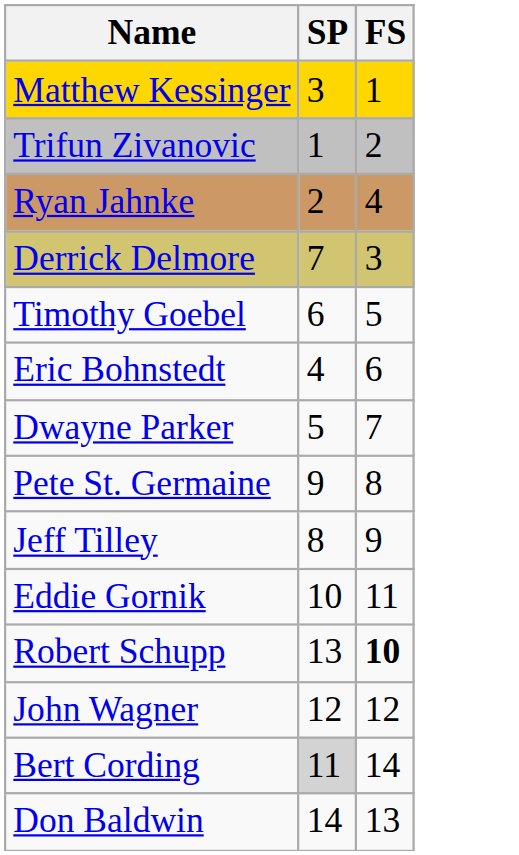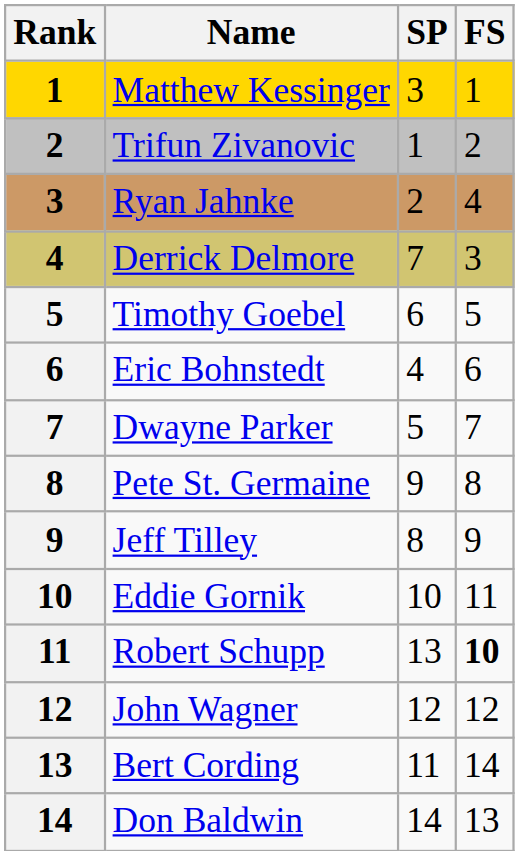+ column: (55, 32)
(324, 764) lightgrey background -> (423, 764) no background
